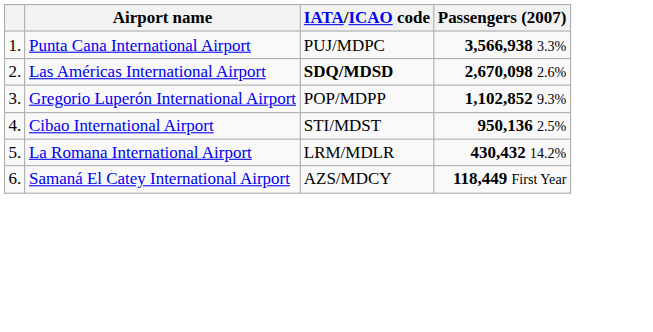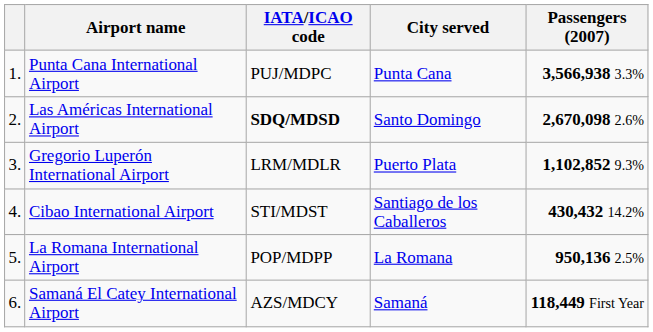+ column: (448, 27)
(345, 98) POP/MDPP -> (296, 165) LRM/MDLR
(522, 125) 950,136 2.5% -> (596, 211) 430,432 14.2%
(349, 152) LRM/MDLR -> (291, 257) POP/MDPP
(518, 152) 430,432 14.2% -> (600, 257) 950,136 2.5%
